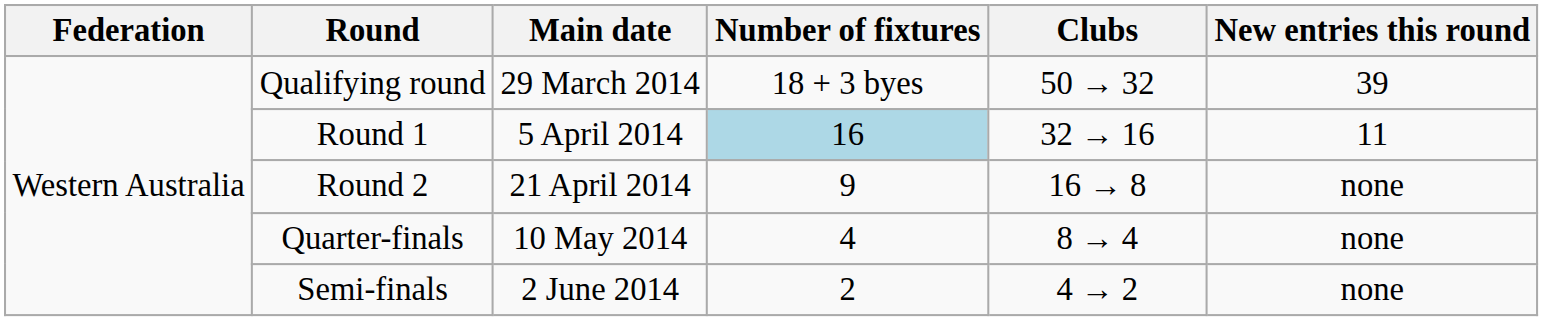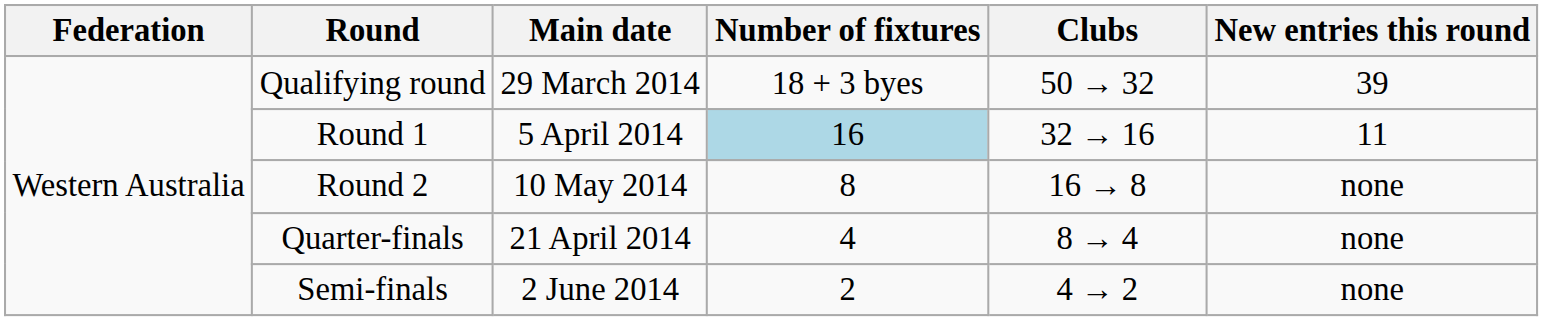(600, 185) 21 April 2014 -> (600, 185) 10 May 2014
(848, 185) 9 -> (848, 185) 8
(600, 237) 10 May 2014 -> (600, 237) 21 April 2014
